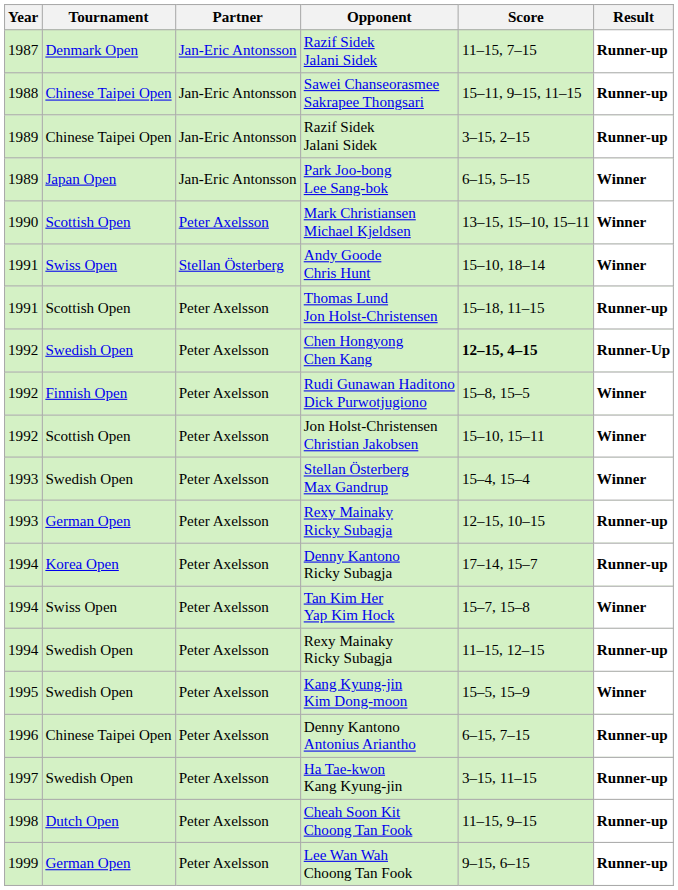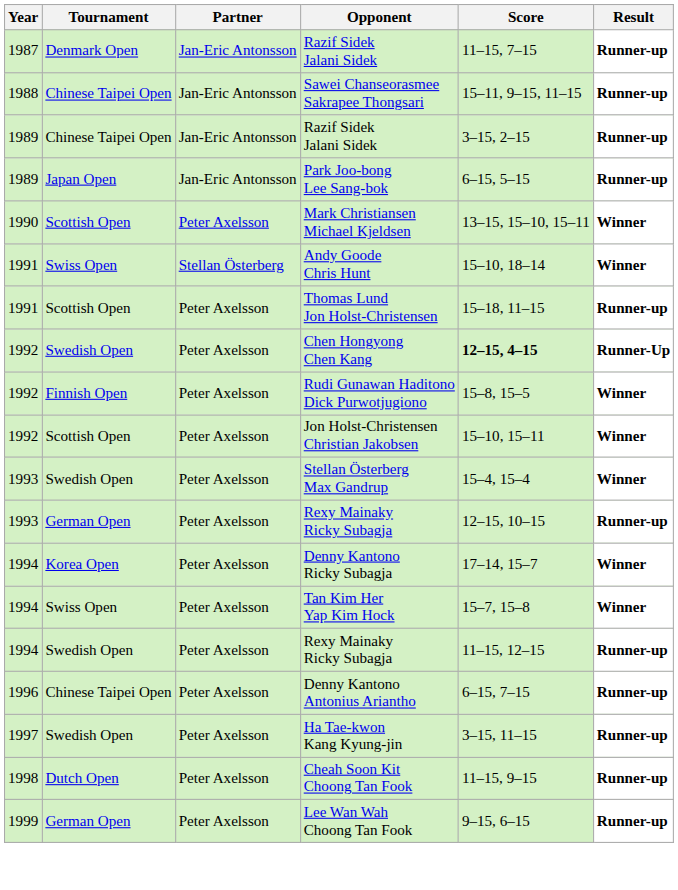(622, 179) Winner -> (632, 179) Runner-up
(632, 564) Runner-up -> (622, 564) Winner
- row: (23, 693)
